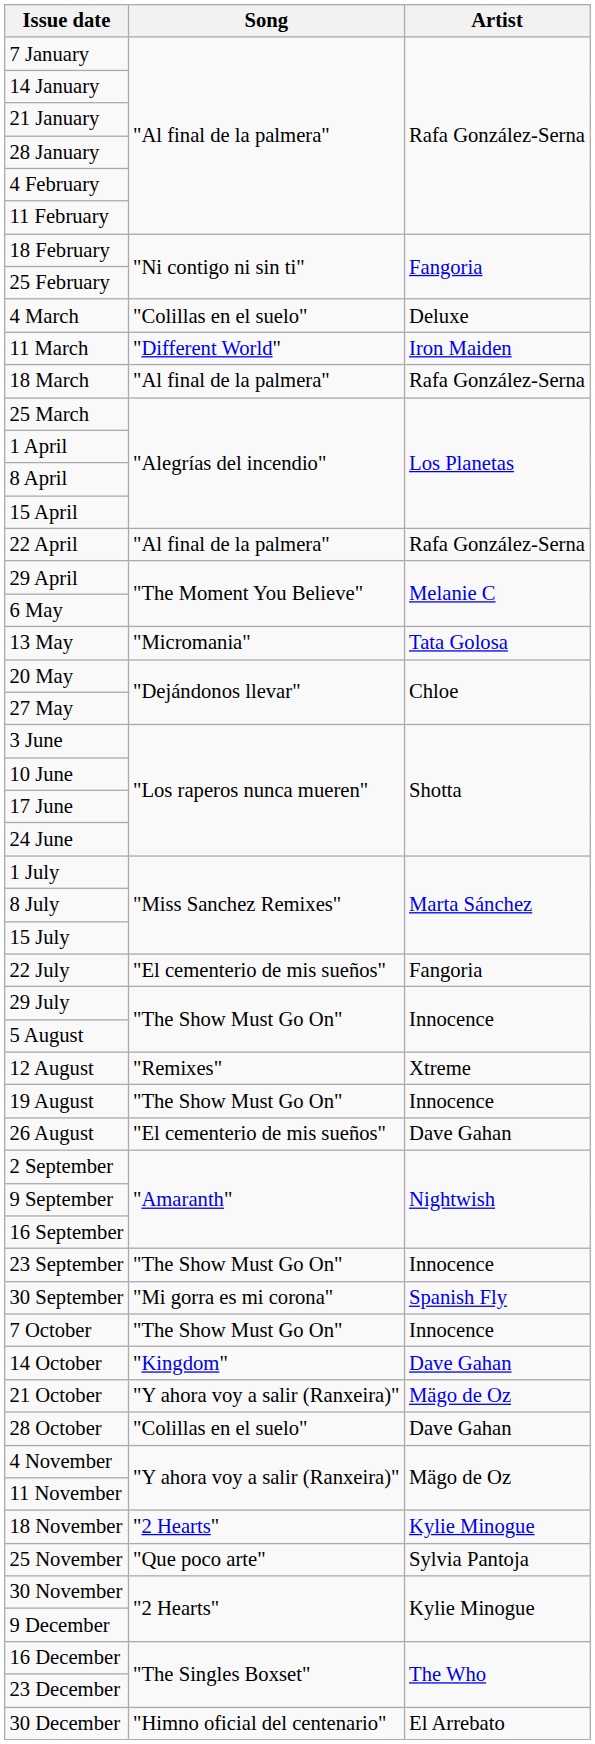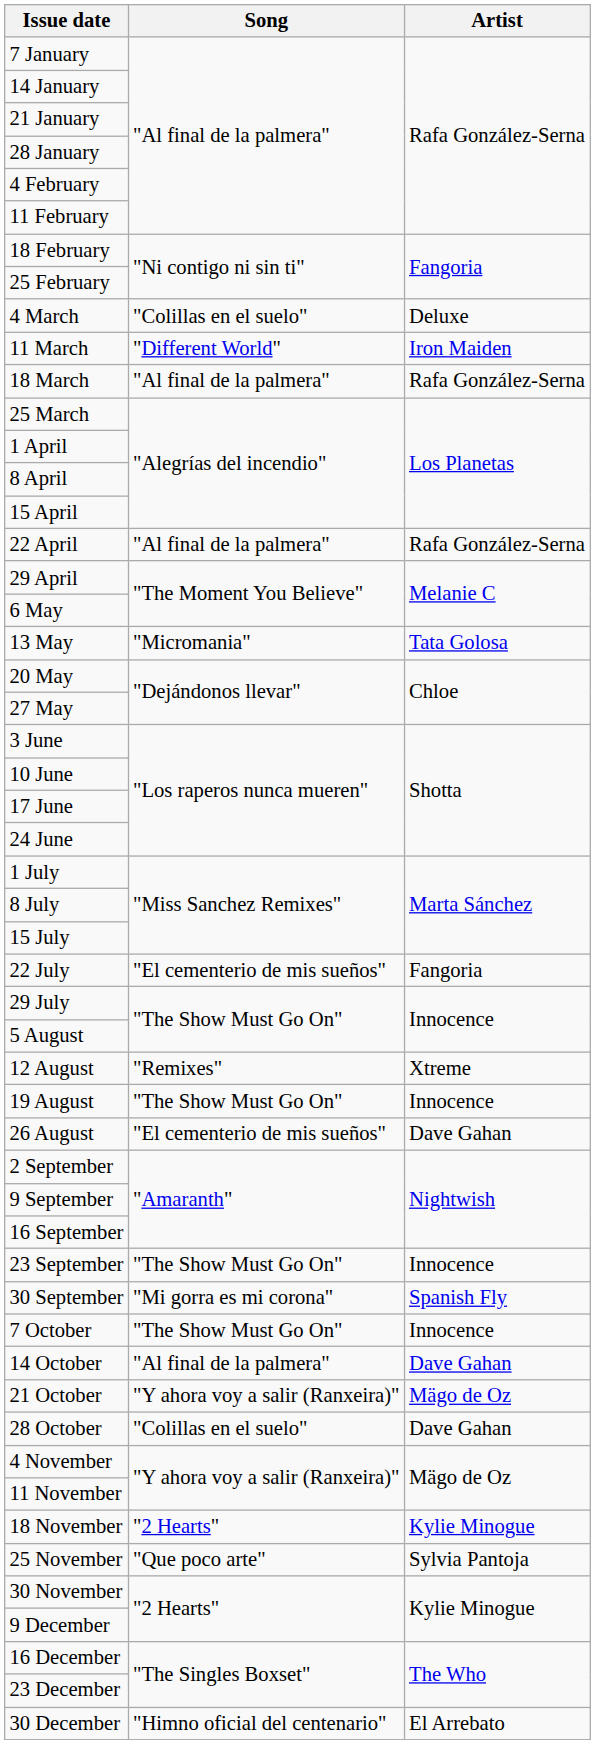(180, 1362) "Kingdom" -> (231, 1362) "Al final de la palmera"
